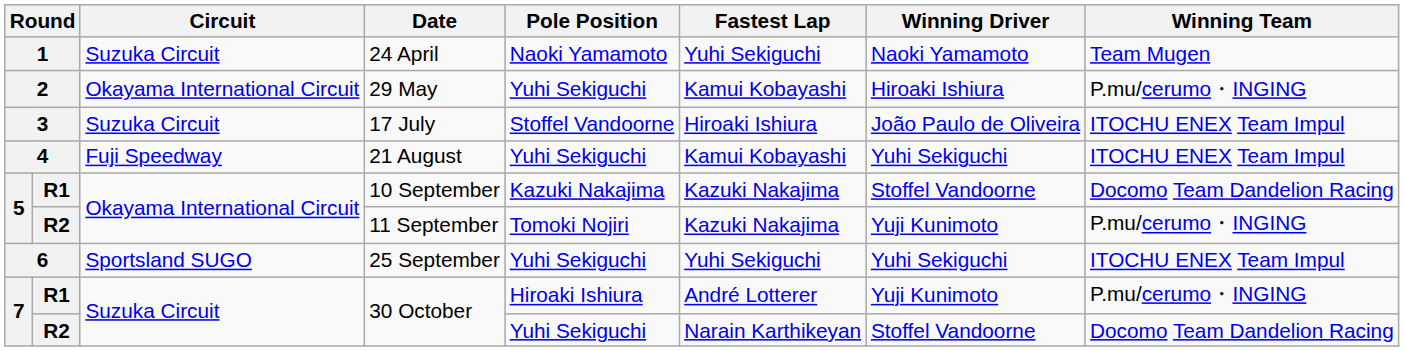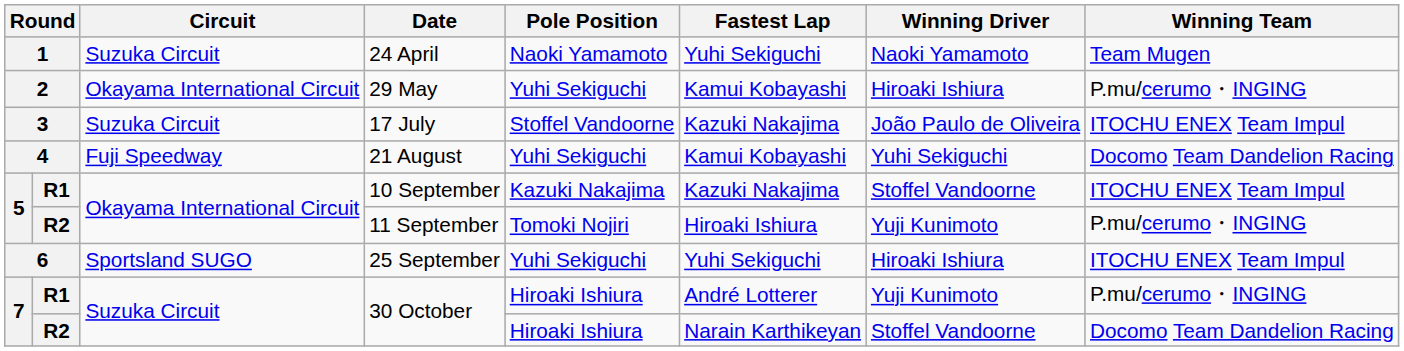(751, 124) Hiroaki Ishiura -> (762, 124) Kazuki Nakajima
(1217, 157) ITOCHU ENEX Team Impul -> (1242, 157) Docomo Team Dandelion Racing
(1242, 189) Docomo Team Dandelion Racing -> (1217, 189) ITOCHU ENEX Team Impul
(762, 224) Kazuki Nakajima -> (751, 224) Hiroaki Ishiura
(939, 260) Yuhi Sekiguchi -> (937, 260) Hiroaki Ishiura
(578, 330) Yuhi Sekiguchi -> (576, 330) Hiroaki Ishiura
